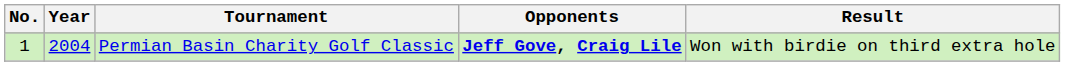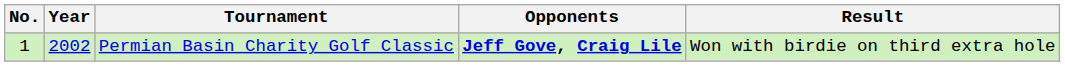(70, 47) 2004 -> (70, 47) 2002
